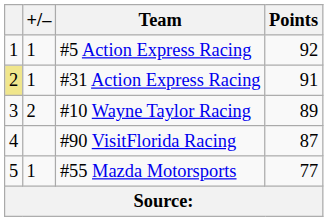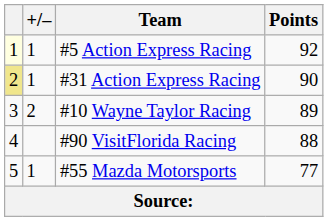(13, 50) no background -> (13, 50) lightyellow background
(309, 80) 91 -> (309, 80) 90
(309, 141) 87 -> (309, 141) 88
